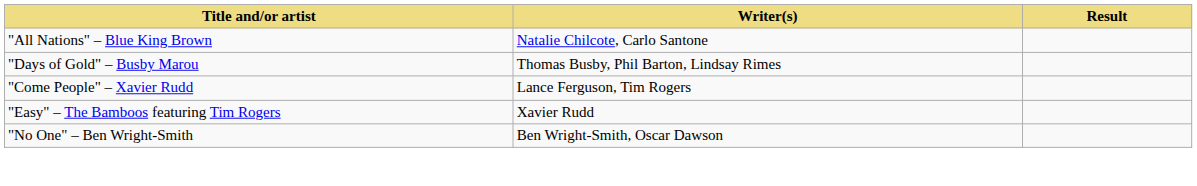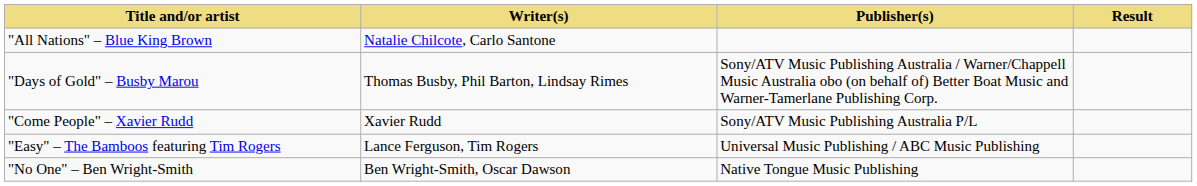+ column: (895, 16)
(604, 87) Lance Ferguson, Tim Rogers -> (403, 121) Xavier Rudd
(555, 111) Xavier Rudd -> (451, 145) Lance Ferguson, Tim Rogers
